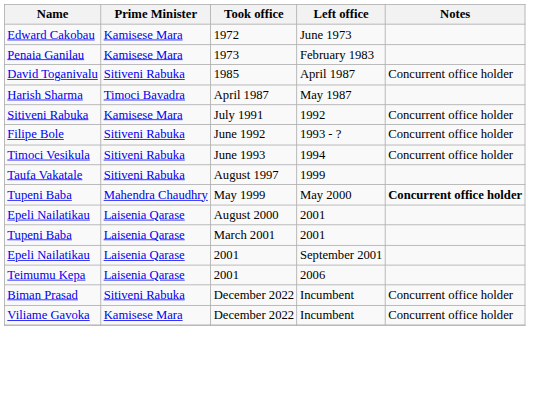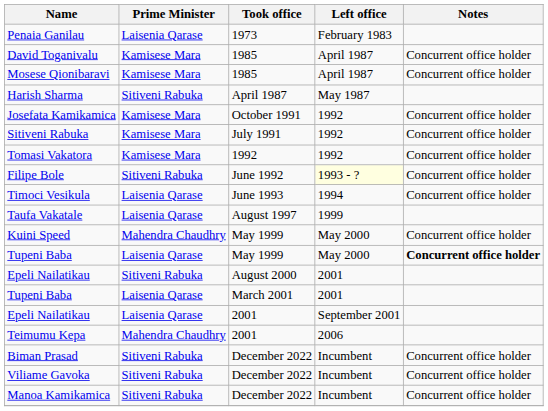- row: (51, 34)
(143, 54) Kamisese Mara -> (162, 34) Laisenia Qarase
(144, 74) Sitiveni Rabuka -> (161, 54) Kamisese Mara
+ row: (58, 74)
(144, 94) Timoci Bavadra -> (162, 94) Sitiveni Rabuka
+ row: (62, 114)
+ row: (50, 154)
(321, 134) no background -> (339, 174) lightyellow background
(144, 154) Sitiveni Rabuka -> (162, 194) Laisenia Qarase
(144, 174) Sitiveni Rabuka -> (162, 214) Laisenia Qarase
+ row: (39, 235)
(156, 194) Mahendra Chaudhry -> (162, 255) Laisenia Qarase
(144, 214) Laisenia Qarase -> (162, 275) Sitiveni Rabuka
(144, 275) Laisenia Qarase -> (174, 335) Mahendra Chaudhry
(143, 315) Kamisese Mara -> (162, 375) Sitiveni Rabuka
+ row: (59, 395)
